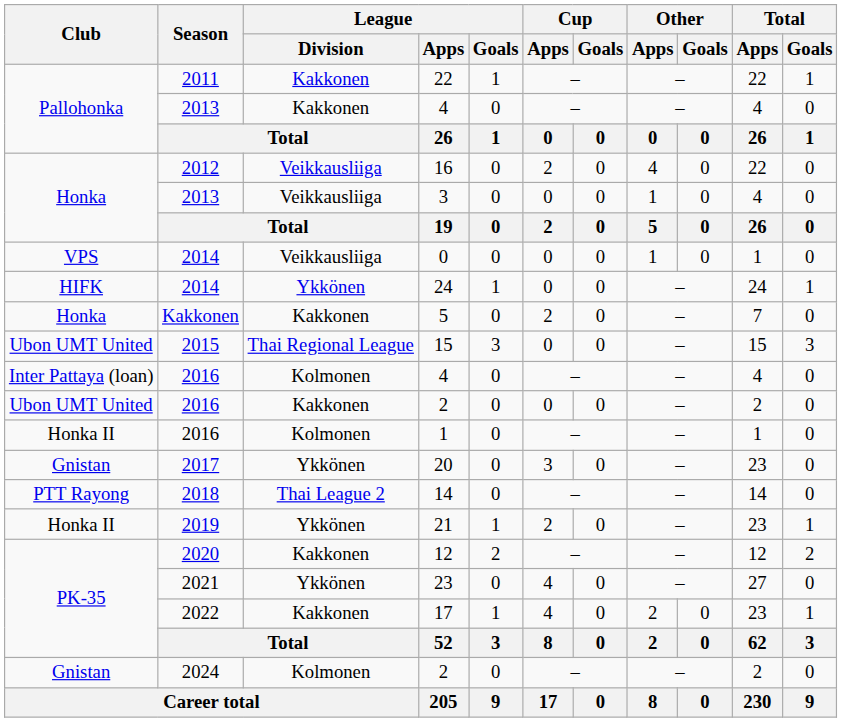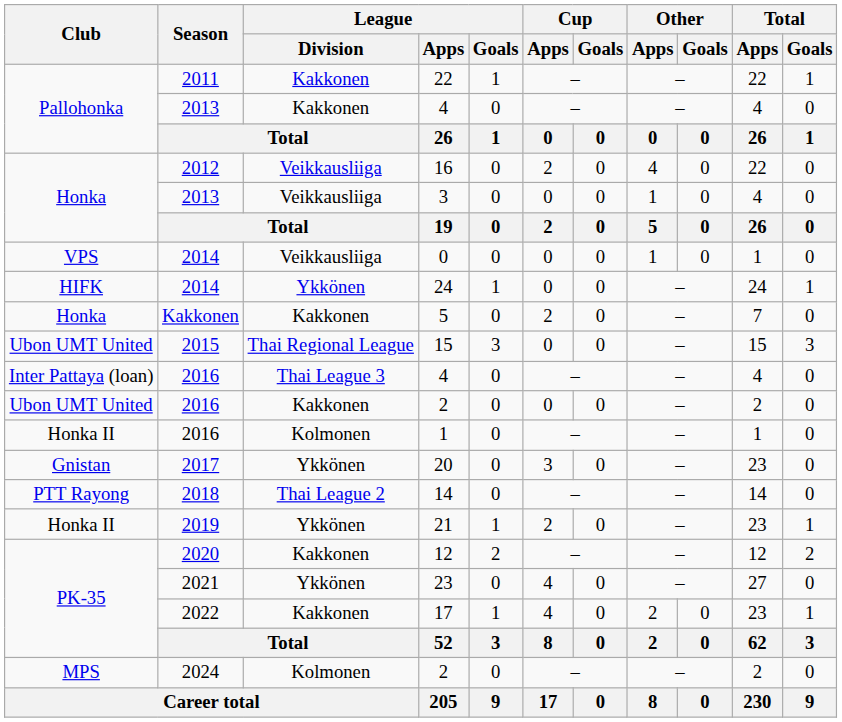(331, 375) Kolmonen -> (331, 375) Thai League 3
(81, 672) Gnistan -> (81, 672) MPS
